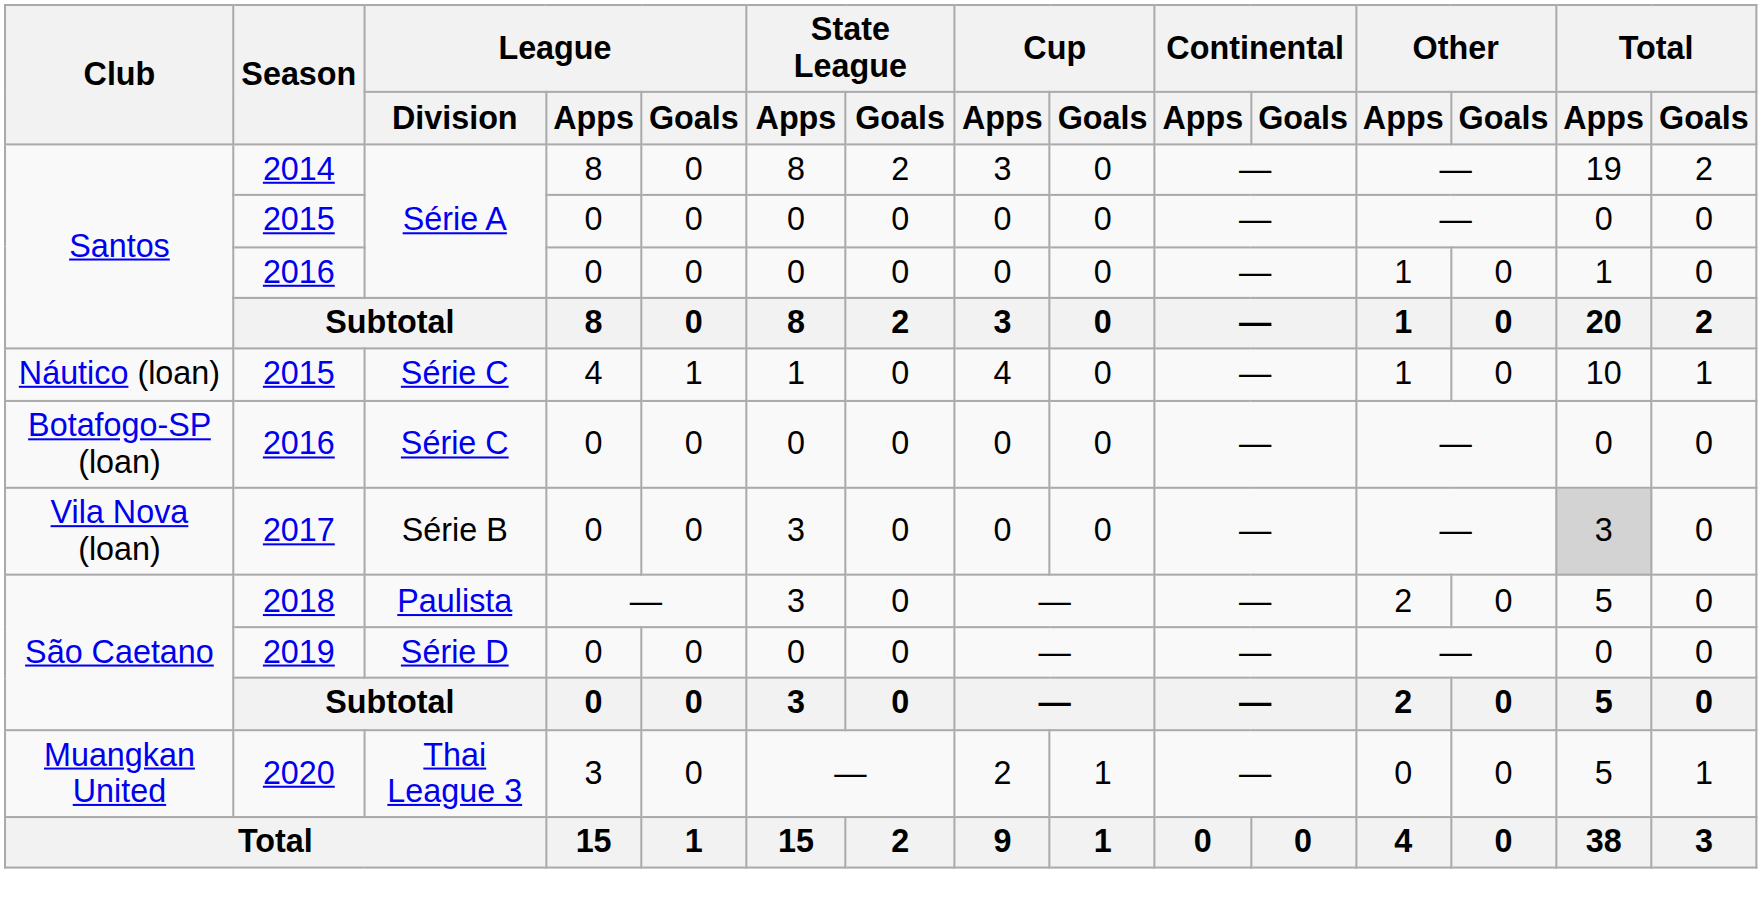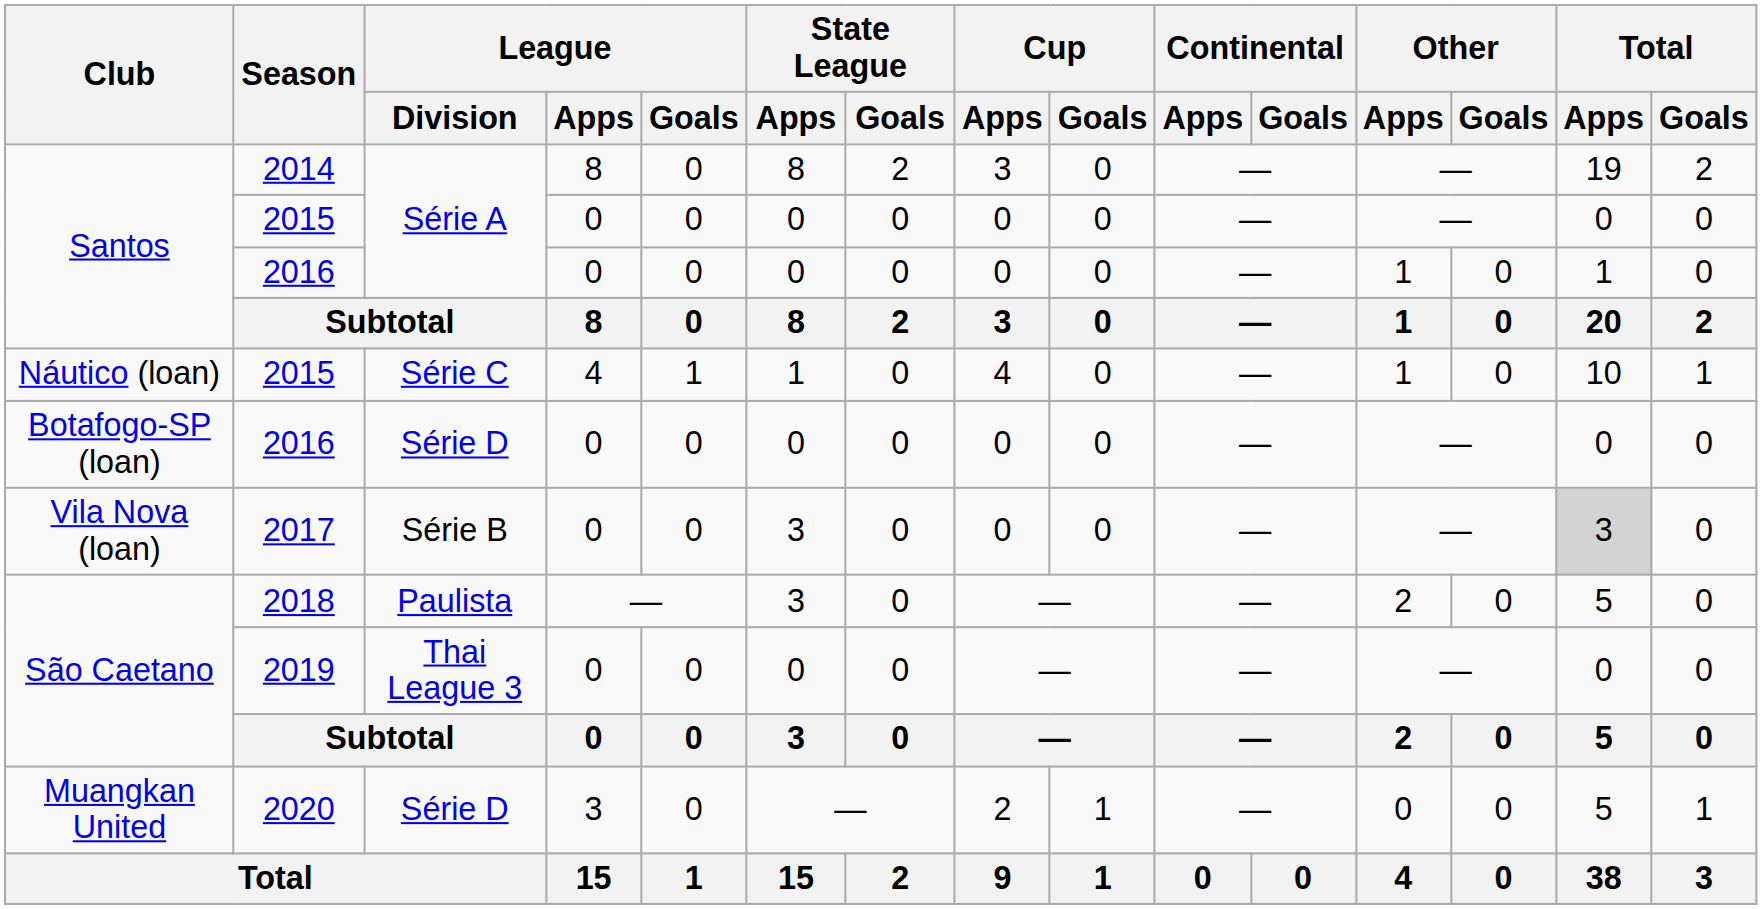(455, 443) Série C -> (455, 443) Série D
(455, 651) Série D -> (455, 669) Thai League 3
(455, 772) Thai League 3 -> (455, 808) Série D
